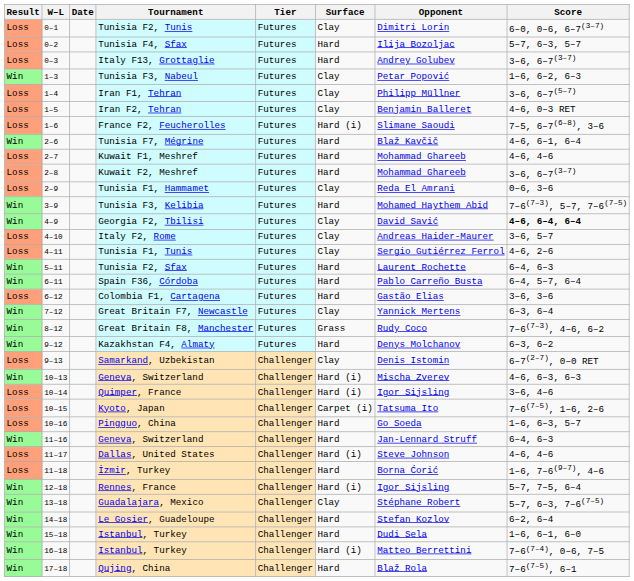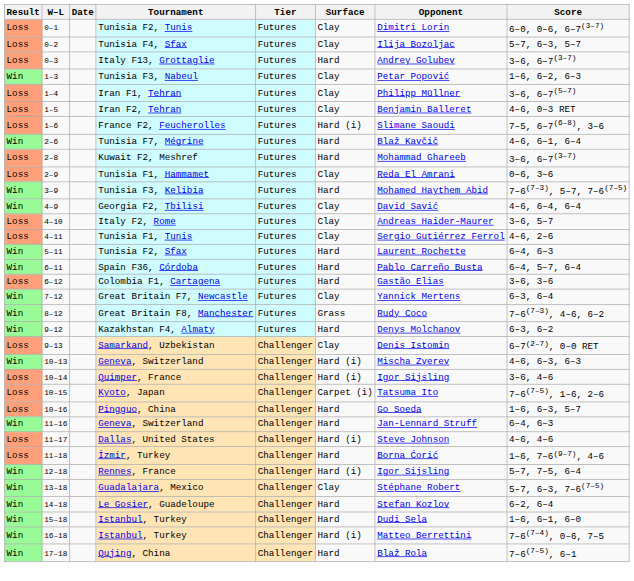(329, 44) Hard -> (329, 44) Clay
- row: (51, 157)
(545, 222) bold -> (545, 207) normal
